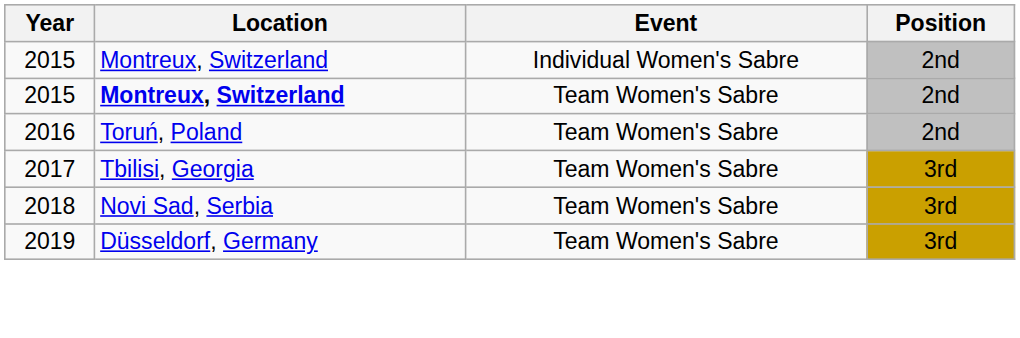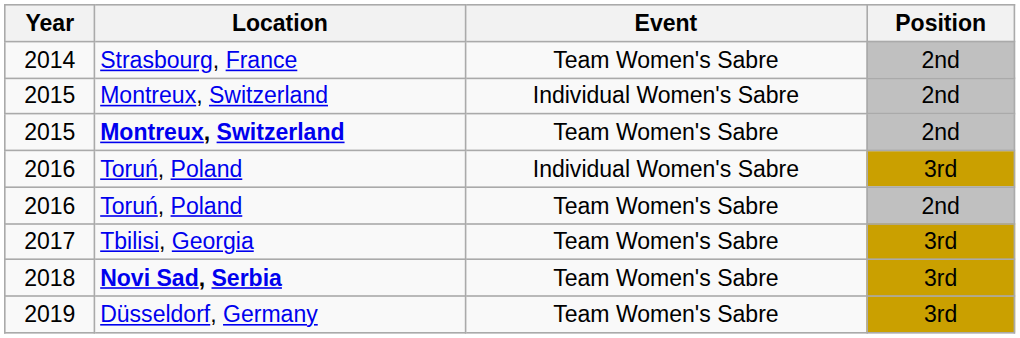+ row: (50, 60)
+ row: (50, 169)
(187, 205) normal -> (191, 278) bold
